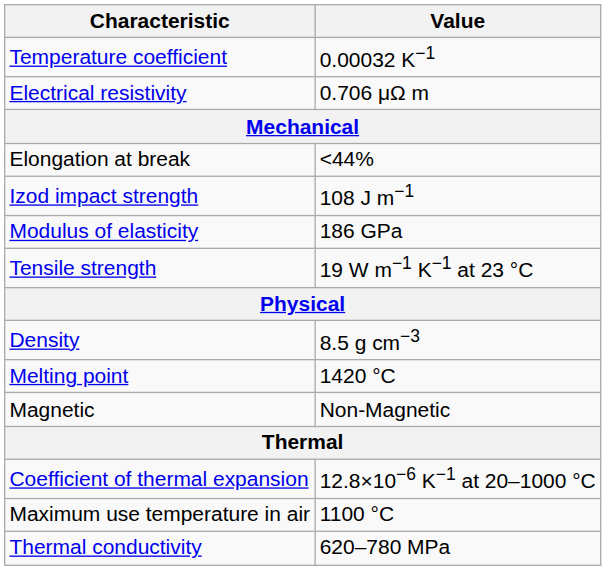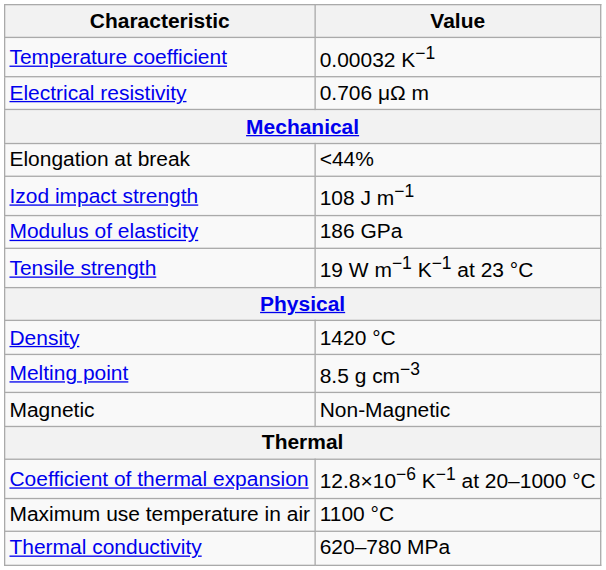(370, 340) 8.5 g cm−3 -> (358, 337) 1420 °C
(358, 376) 1420 °C -> (370, 373) 8.5 g cm−3
